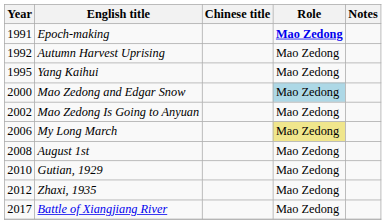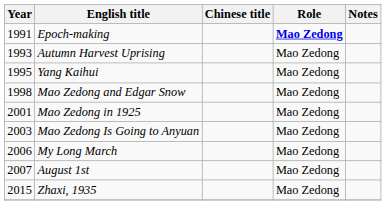(20, 53) 1992 -> (20, 53) 1993
(20, 92) 2000 -> (20, 92) 1998
(308, 92) lightblue background -> (308, 92) no background
+ row: (89, 111)
(20, 111) 2002 -> (20, 131) 2003
(308, 131) khaki background -> (308, 151) no background
(20, 151) 2008 -> (20, 170) 2007
- row: (70, 170)
(20, 190) 2012 -> (20, 190) 2015
- row: (102, 209)
